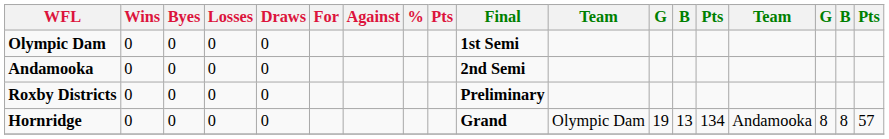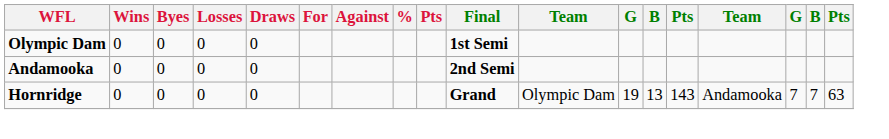- row: (62, 95)
(712, 120) 134 -> (682, 95) 143
(824, 120) 8 -> (794, 95) 7
(844, 120) 8 -> (814, 95) 7
(866, 120) 57 -> (836, 95) 63
